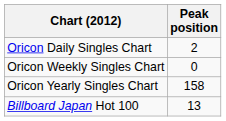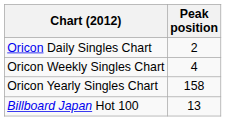(194, 67) 0 -> (194, 67) 4
